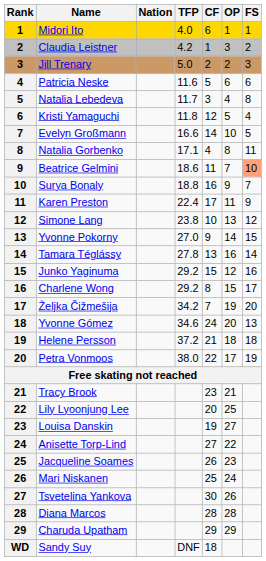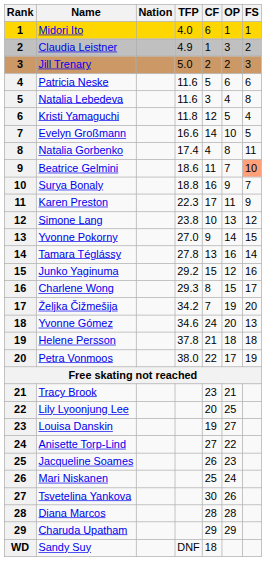(185, 47) 4.2 -> (185, 47) 4.9
(187, 99) 11.7 -> (187, 99) 11.6
(188, 151) 17.1 -> (188, 151) 17.4
(188, 202) 22.4 -> (188, 202) 22.3
(188, 289) 29.2 -> (188, 289) 29.3
(188, 340) 37.2 -> (188, 340) 37.8
